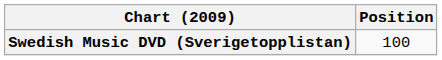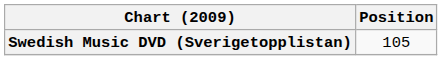(396, 42) 100 -> (396, 42) 105
